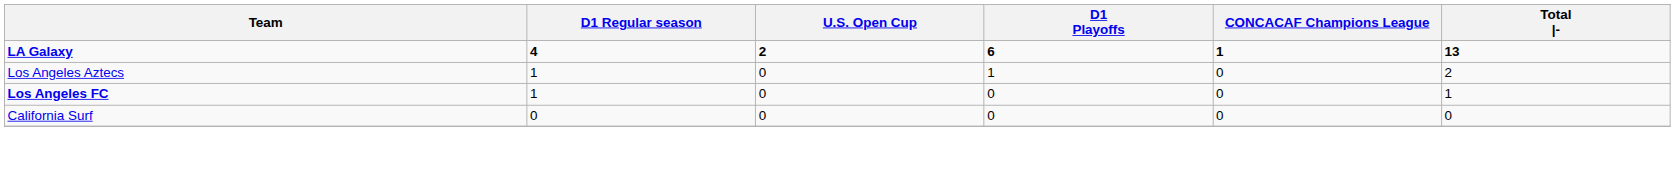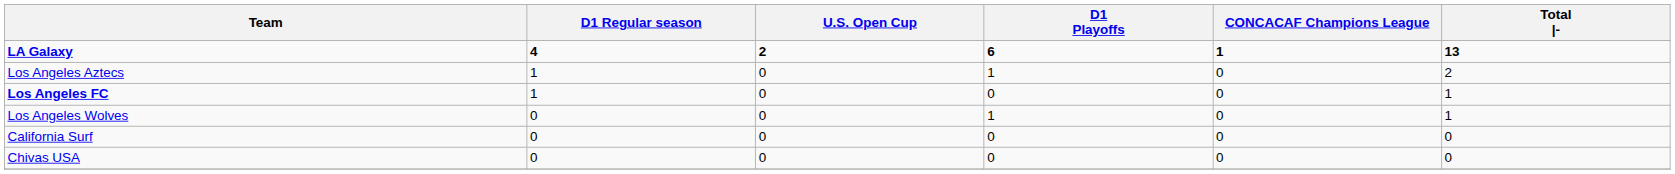+ row: (68, 115)
+ row: (44, 158)
